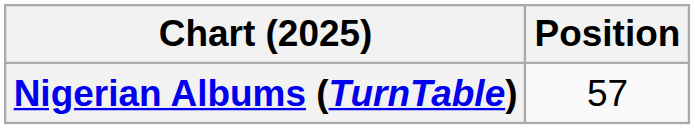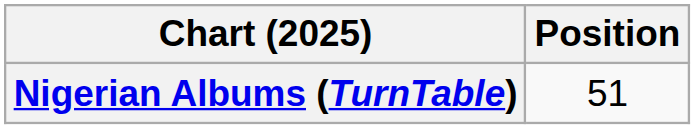(607, 92) 57 -> (607, 92) 51
